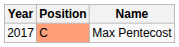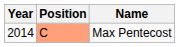(20, 33) 2017 -> (20, 33) 2014
